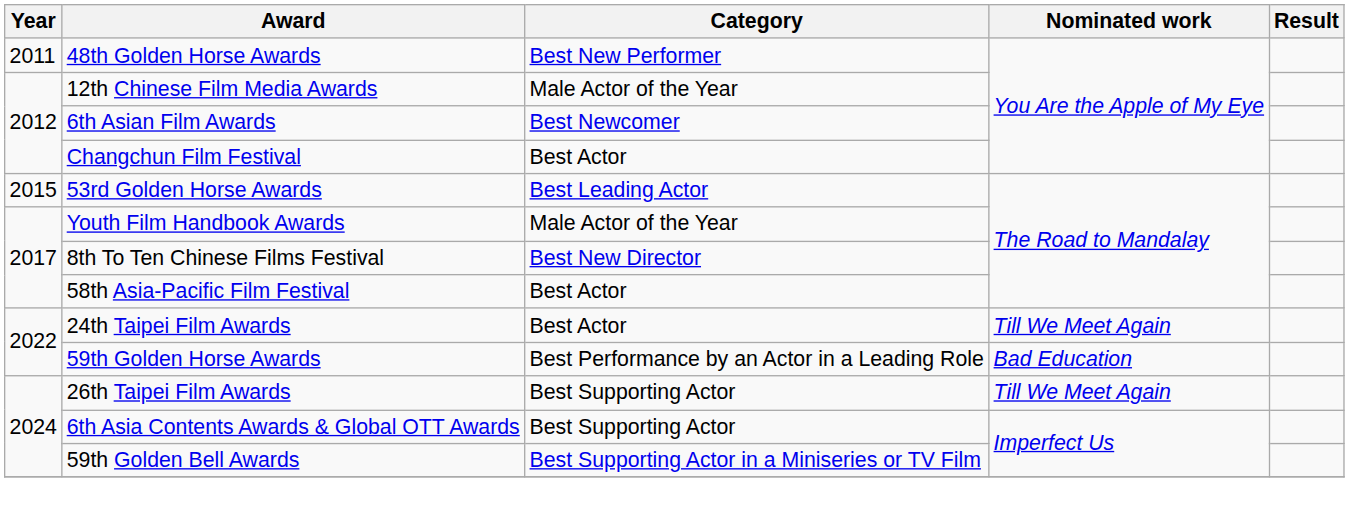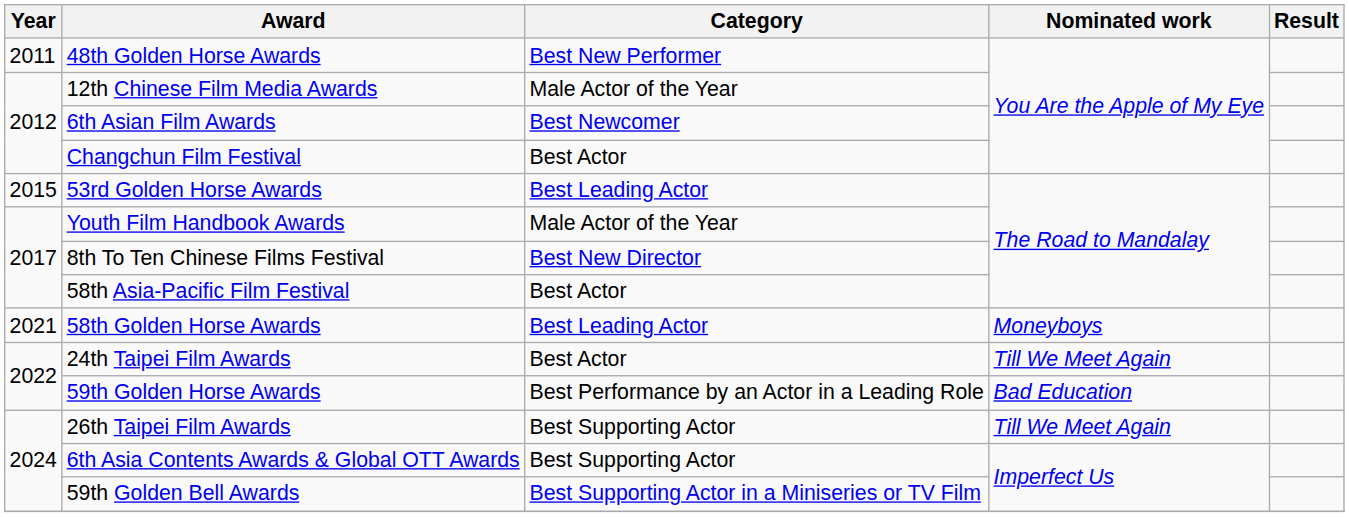+ row: (194, 325)
